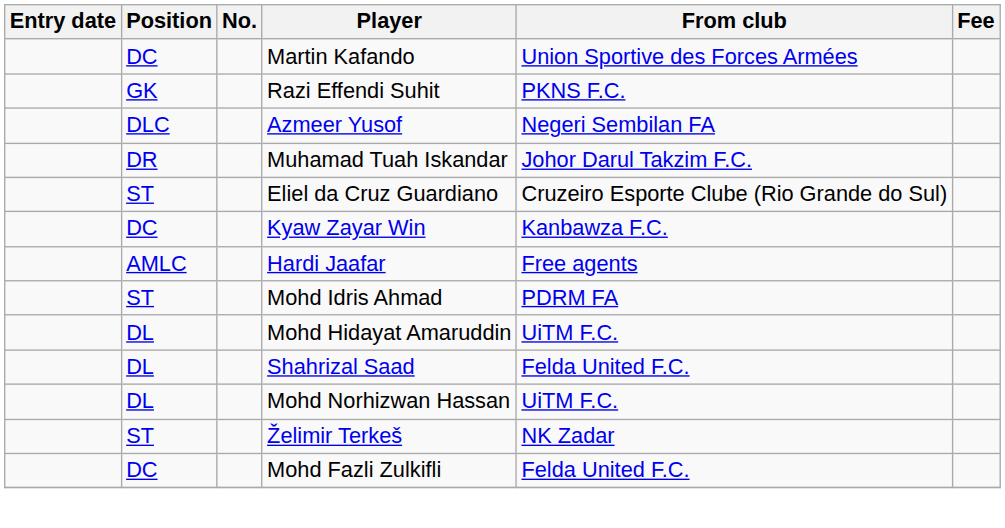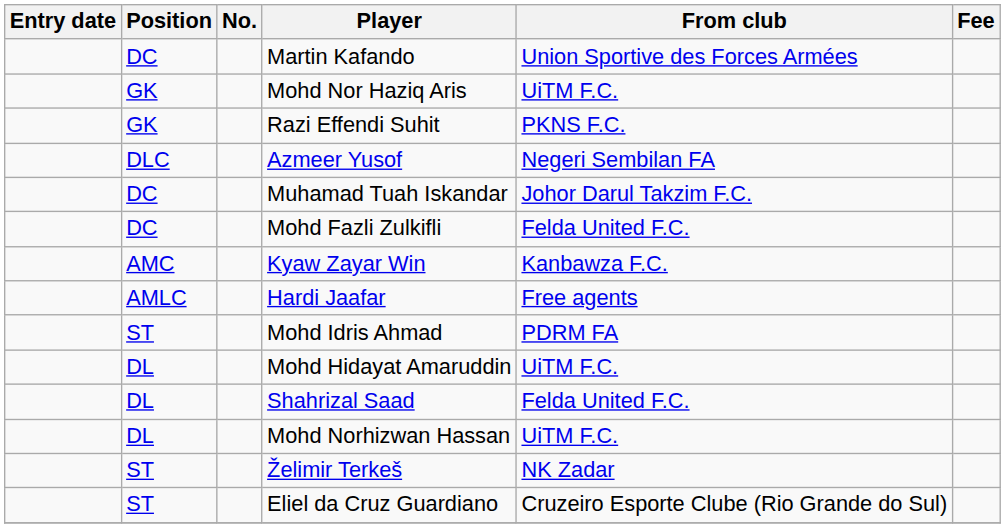+ row: (367, 90)
(142, 159) DR -> (142, 194) DC
rows swapped: (354, 470) <-> (383, 194)
(142, 228) DC -> (150, 263) AMC
